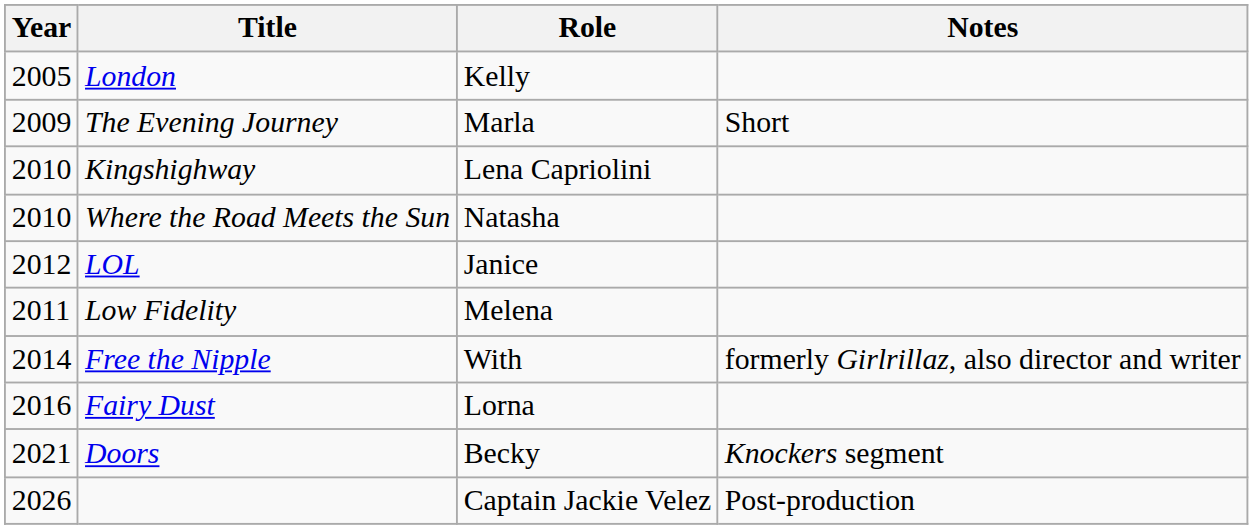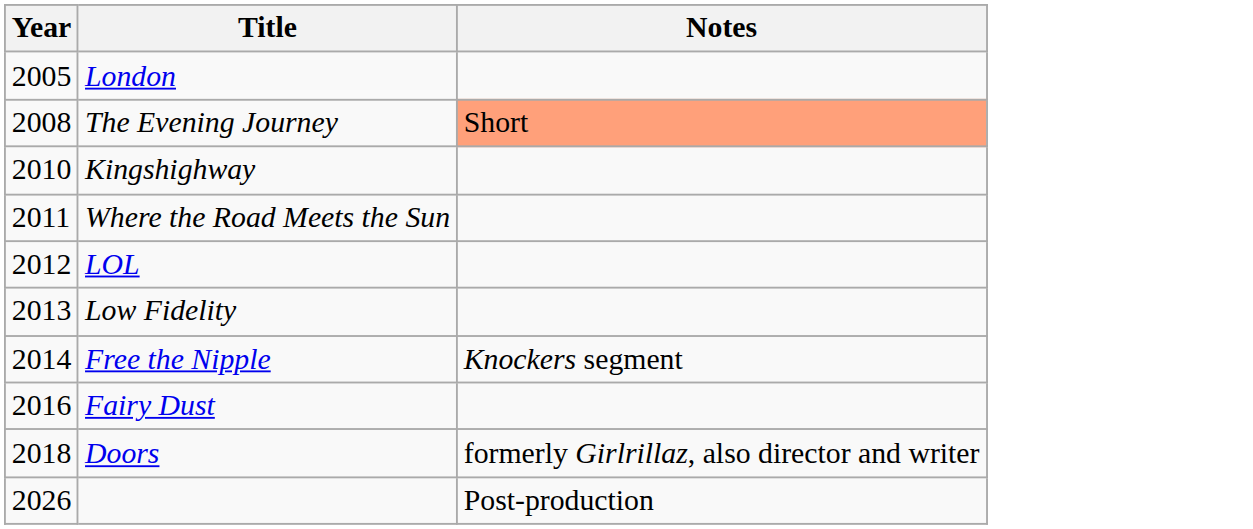- column: (587, 28)
(42, 122) 2009 -> (42, 122) 2008
(757, 122) no background -> (496, 122) lightsalmon background
(42, 216) 2010 -> (41, 216) 2011
(41, 311) 2011 -> (42, 311) 2013
(983, 358) formerly Girlrillaz, also director and writer -> (573, 358) Knockers segment
(42, 452) 2021 -> (42, 452) 2018
(834, 452) Knockers segment -> (722, 452) formerly Girlrillaz, also director and writer
